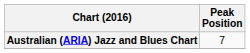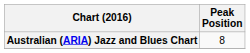(222, 40) 7 -> (222, 40) 8
